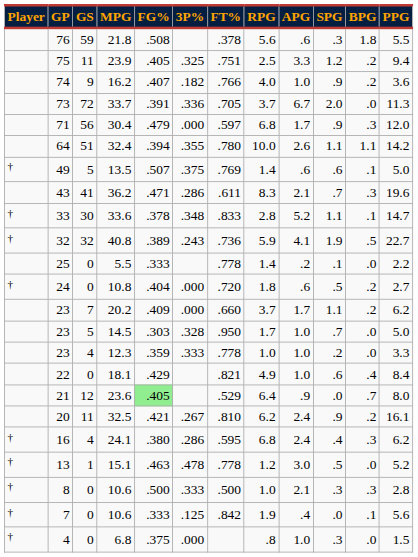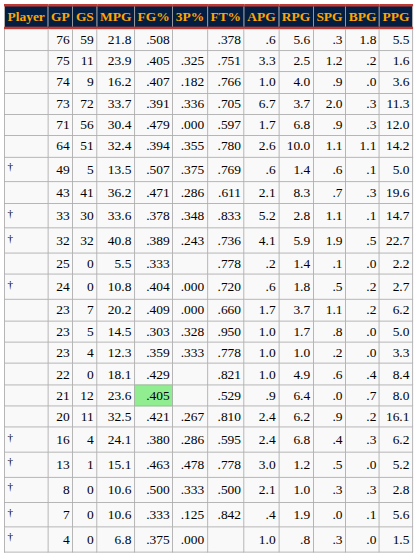columns swapped: (261, 16) <-> (296, 16)
(401, 61) 9.4 -> (401, 61) 1.6
(371, 82) .2 -> (371, 82) .0
(371, 103) .0 -> (371, 103) .3
(337, 331) .7 -> (337, 331) .8
